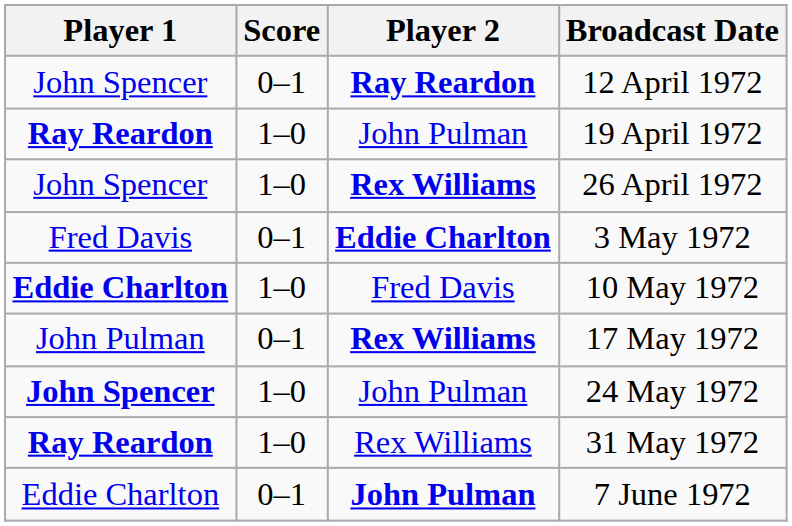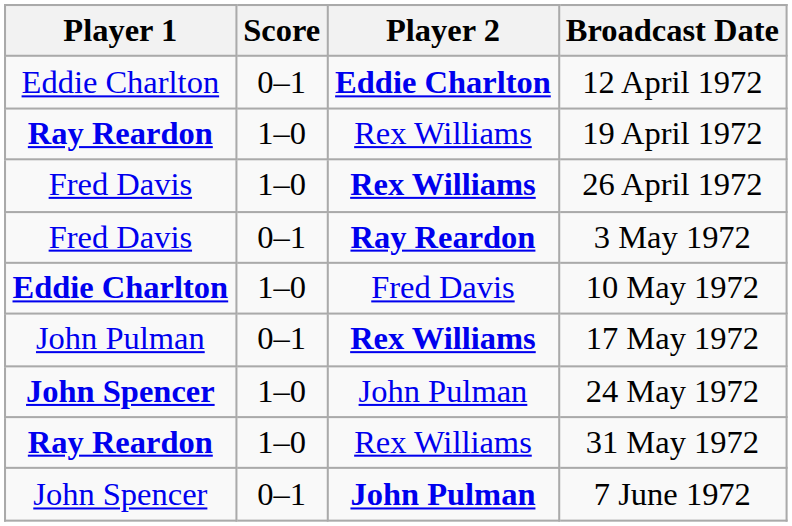(120, 81) John Spencer -> (120, 81) Eddie Charlton
(443, 81) Ray Reardon -> (443, 81) Eddie Charlton
(443, 133) John Pulman -> (443, 133) Rex Williams
(120, 184) John Spencer -> (120, 184) Fred Davis
(443, 236) Eddie Charlton -> (443, 236) Ray Reardon
(120, 493) Eddie Charlton -> (120, 493) John Spencer
